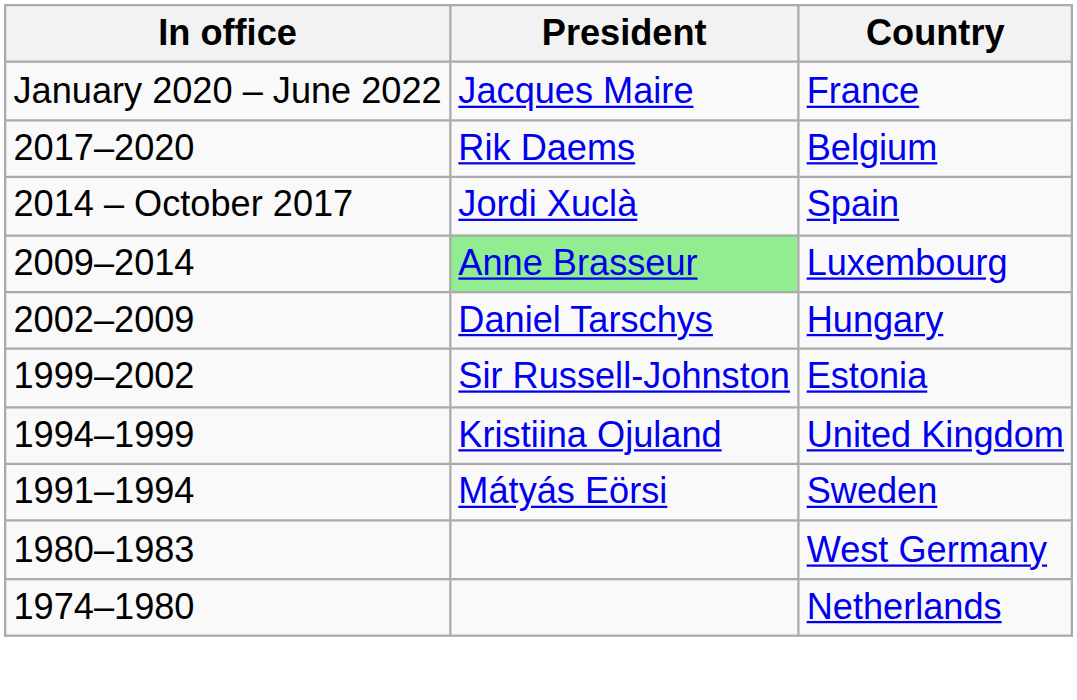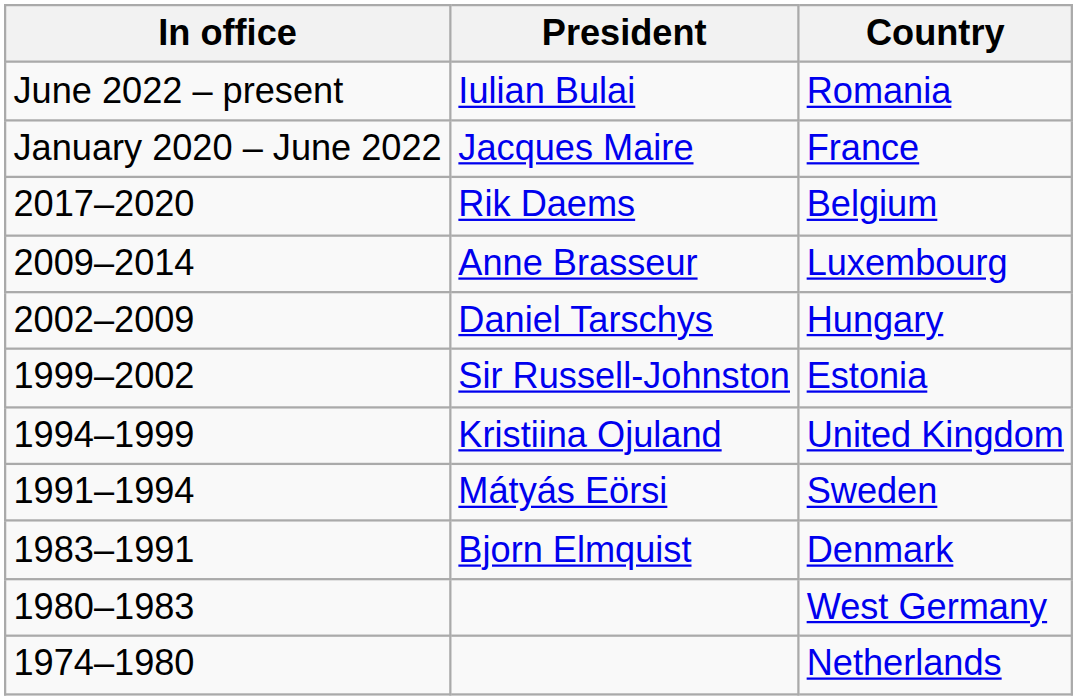+ row: (879, 90)
- row: (853, 205)
(578, 262) lightgreen background -> (578, 262) no background
+ row: (880, 549)
